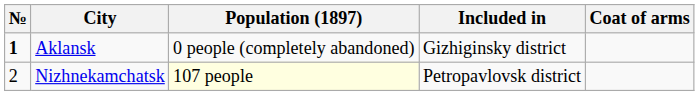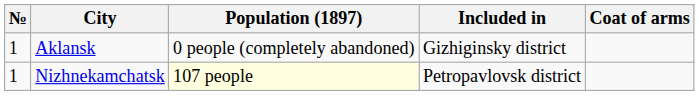(13, 47) bold -> (13, 47) normal
(13, 76) 2 -> (13, 76) 1
